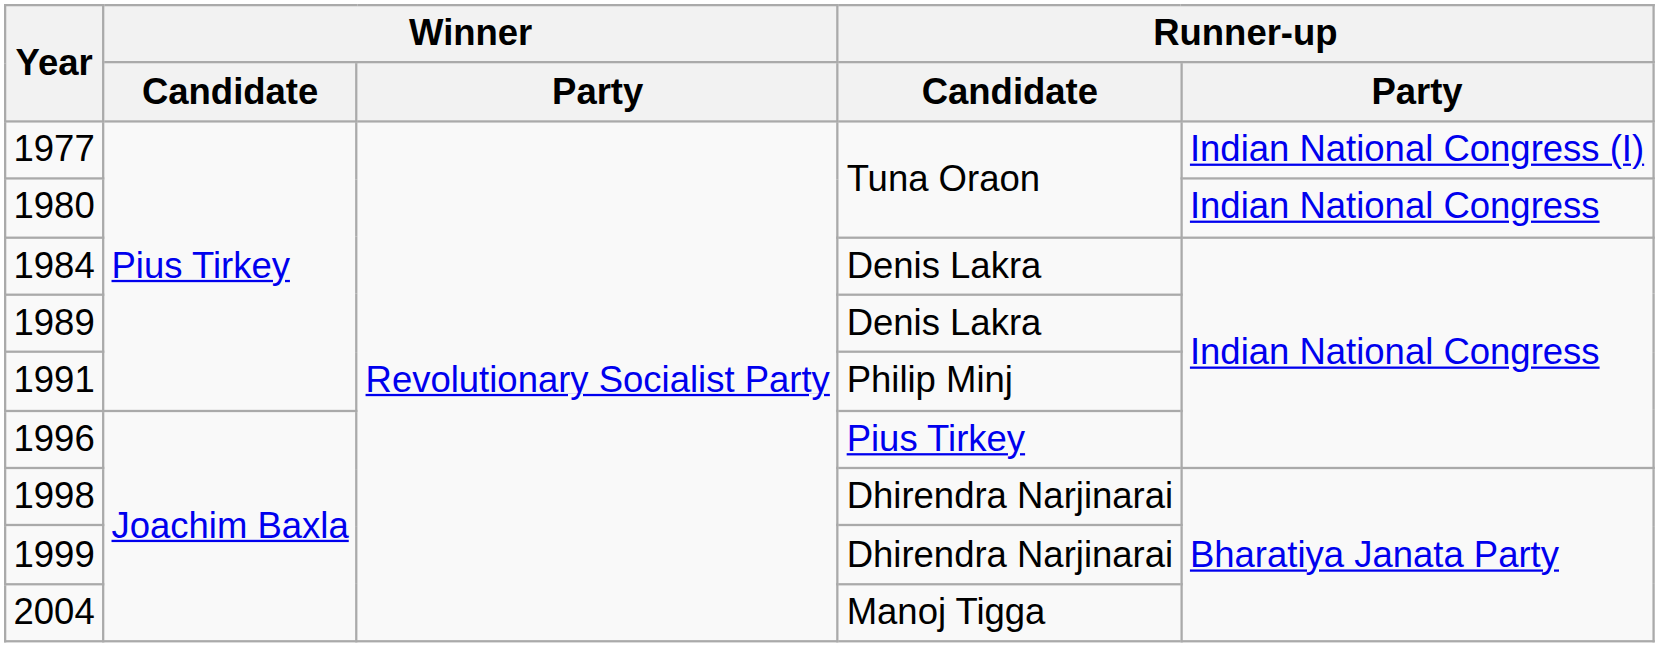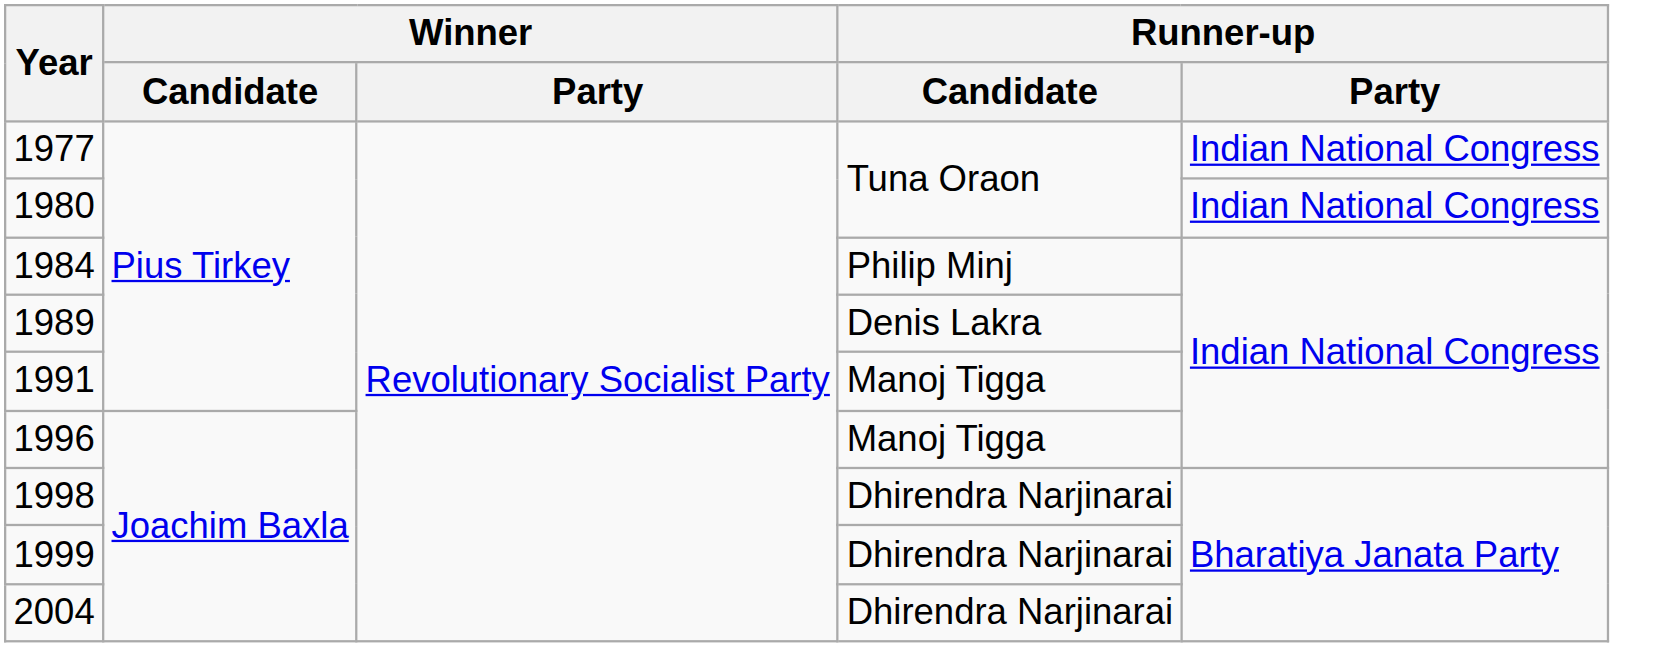(1417, 149) Indian National Congress (I) -> (1395, 149) Indian National Congress
(944, 264) Denis Lakra -> (930, 264) Philip Minj
(930, 380) Philip Minj -> (946, 380) Manoj Tigga
(936, 438) Pius Tirkey -> (946, 438) Manoj Tigga
(946, 611) Manoj Tigga -> (1010, 611) Dhirendra Narjinarai
